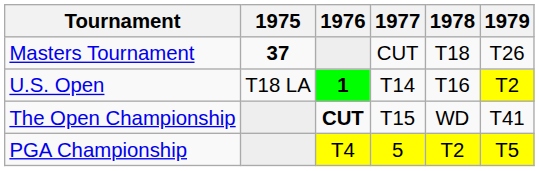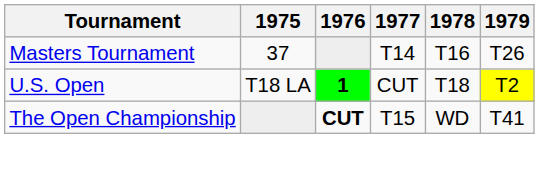(278, 53) bold -> (278, 53) normal
(398, 53) CUT -> (398, 53) T14
(452, 53) T18 -> (452, 53) T16
(398, 85) T14 -> (398, 85) CUT
(452, 85) T16 -> (452, 85) T18
- row: (98, 150)
